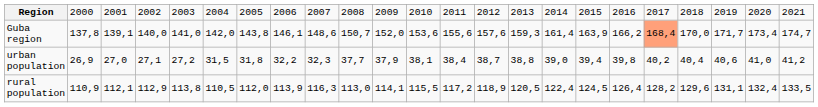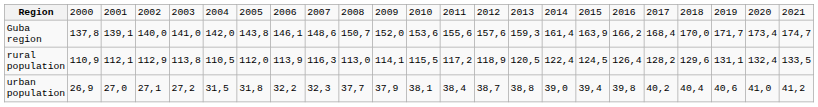(661, 34) lightsalmon background -> (661, 34) no background
rows swapped: (36, 61) <-> (36, 88)
